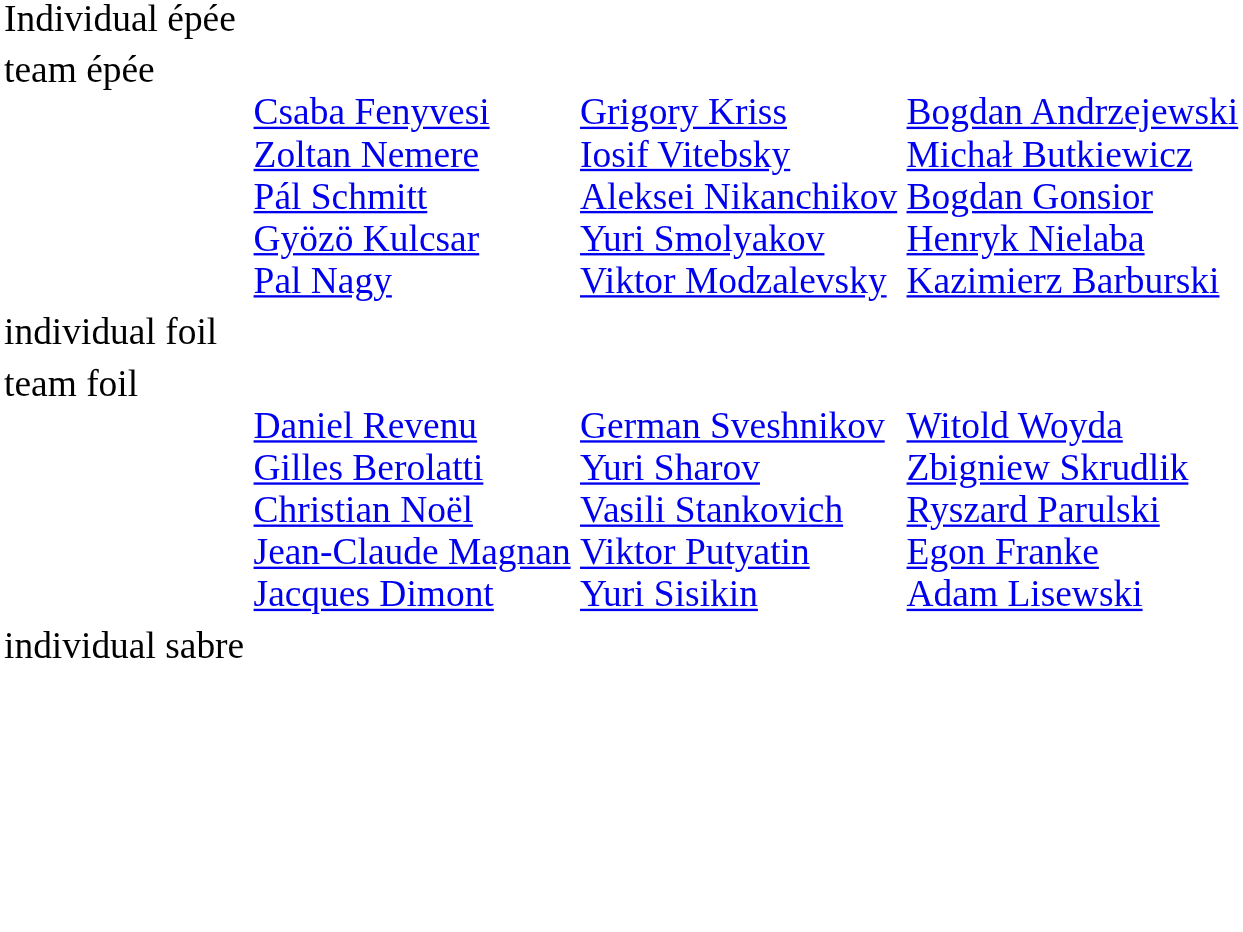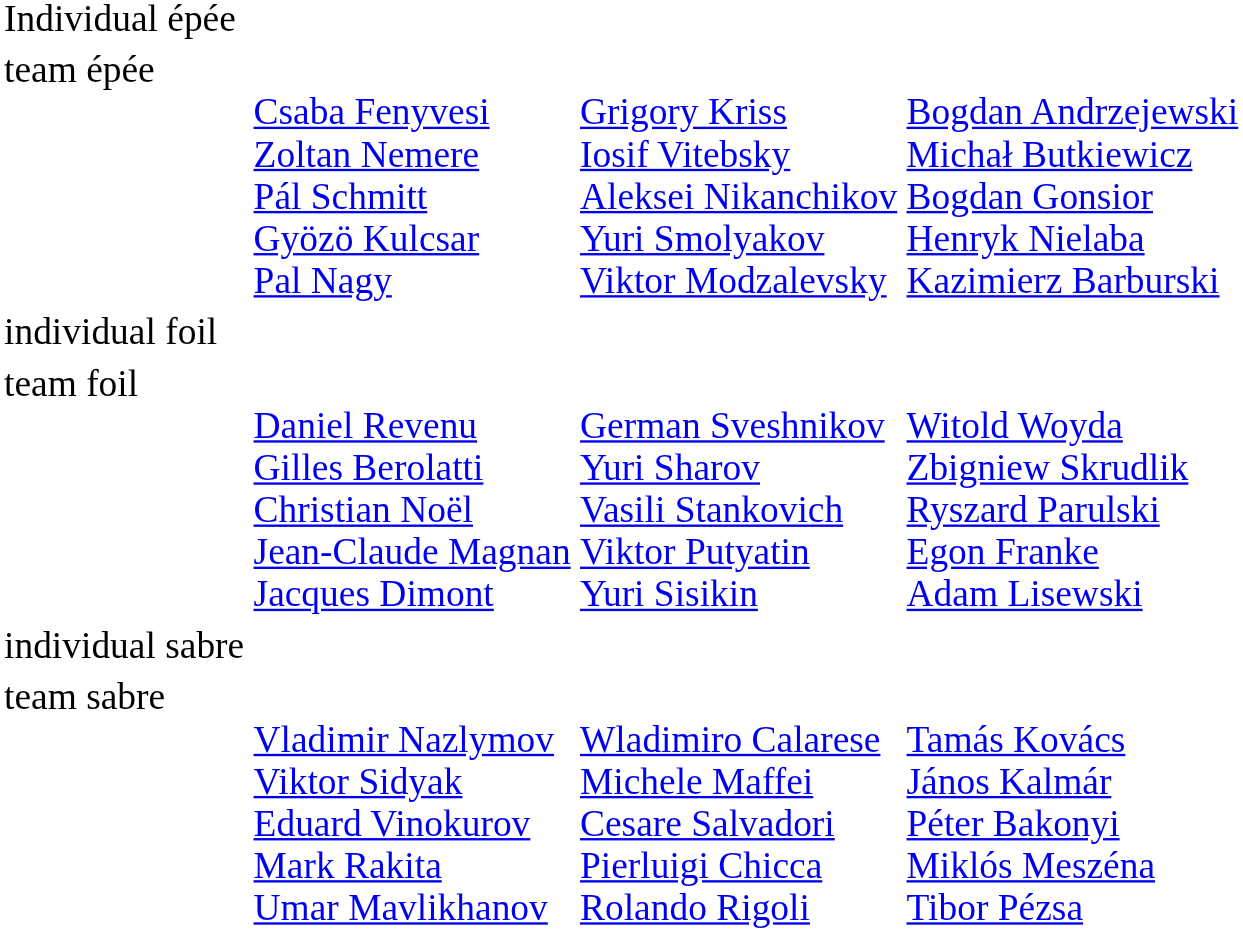+ row: (85, 697)
